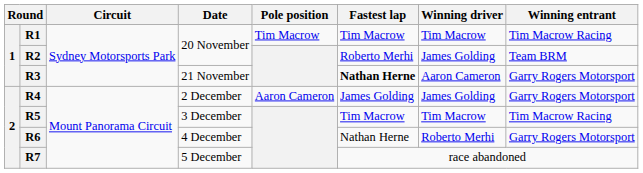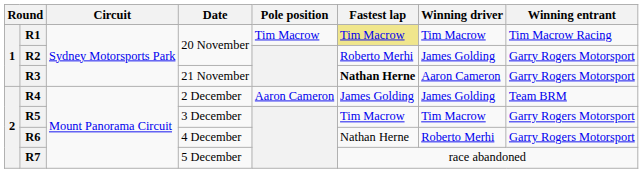(372, 34) no background -> (372, 34) khaki background
(538, 55) Team BRM -> (572, 55) Garry Rogers Motorsport
(572, 95) Garry Rogers Motorsport -> (538, 95) Team BRM
(560, 116) Tim Macrow Racing -> (572, 116) Garry Rogers Motorsport
